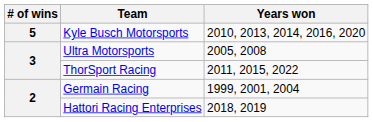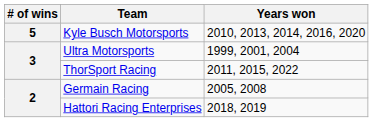(237, 51) 2005, 2008 -> (253, 51) 1999, 2001, 2004
(253, 89) 1999, 2001, 2004 -> (237, 89) 2005, 2008
